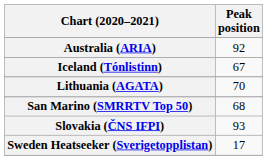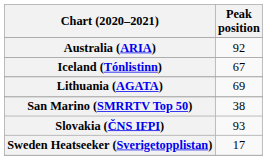(239, 86) 70 -> (239, 86) 69
(239, 106) 68 -> (239, 106) 38
